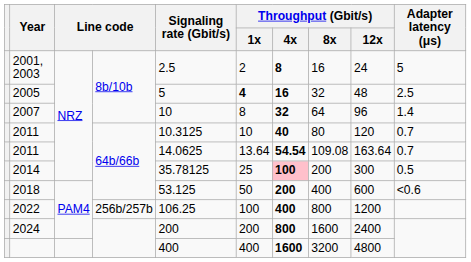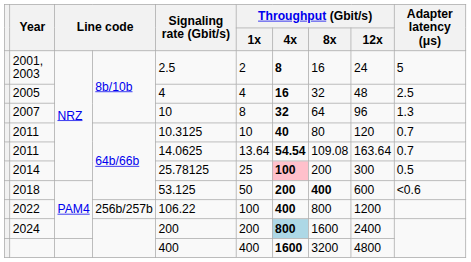(162, 93) 5 -> (162, 93) 4
(242, 93) bold -> (242, 93) normal
(405, 113) 1.4 -> (405, 113) 1.3
(184, 170) 35.78125 -> (184, 170) 25.78125
(321, 190) normal -> (321, 190) bold
(177, 209) 106.25 -> (177, 209) 106.22
(285, 228) no background -> (285, 228) lightblue background
